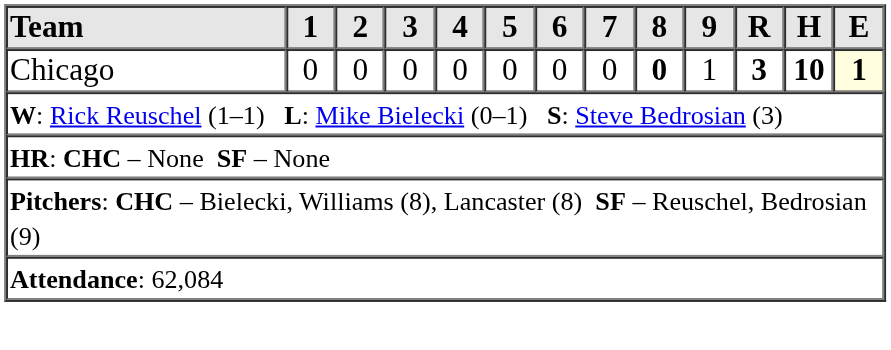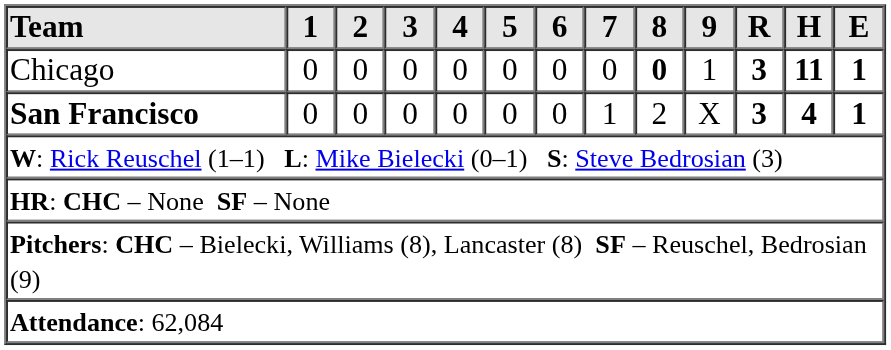(809, 70) 10 -> (809, 70) 11
(859, 70) lightyellow background -> (859, 70) no background
+ row: (104, 113)
